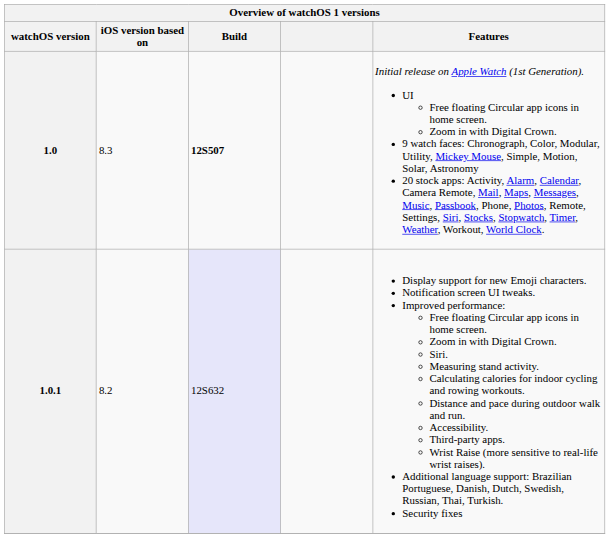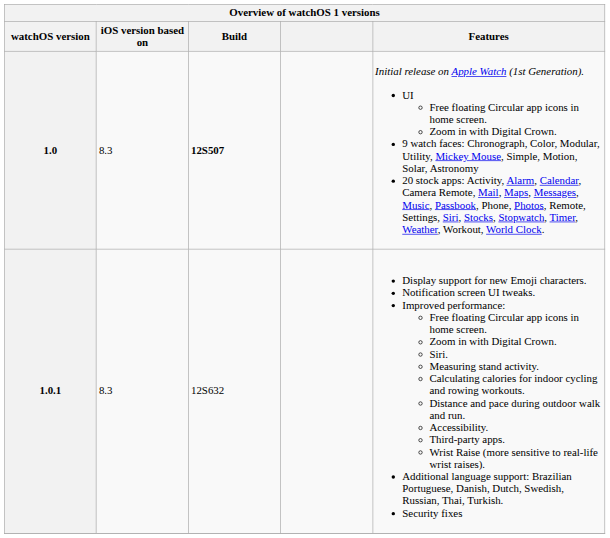(106, 391) 8.2 -> (106, 391) 8.3
(208, 391) lavender background -> (208, 391) no background
